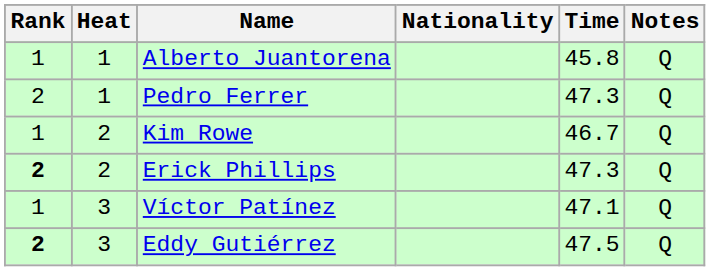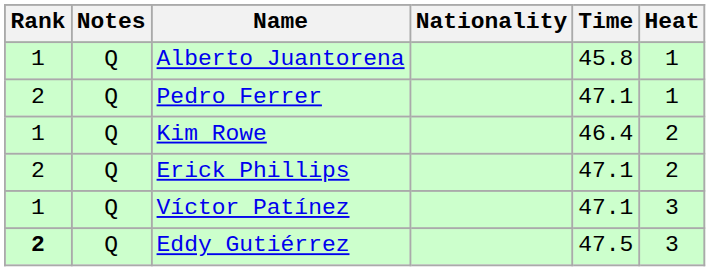columns swapped: (104, 24) <-> (665, 24)
(592, 98) 47.3 -> (606, 98) 47.1
(592, 135) 46.7 -> (606, 135) 46.4
(38, 172) bold -> (38, 172) normal
(592, 172) 47.3 -> (606, 172) 47.1
